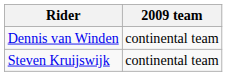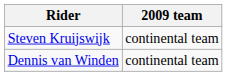rows swapped: (59, 60) <-> (63, 37)
